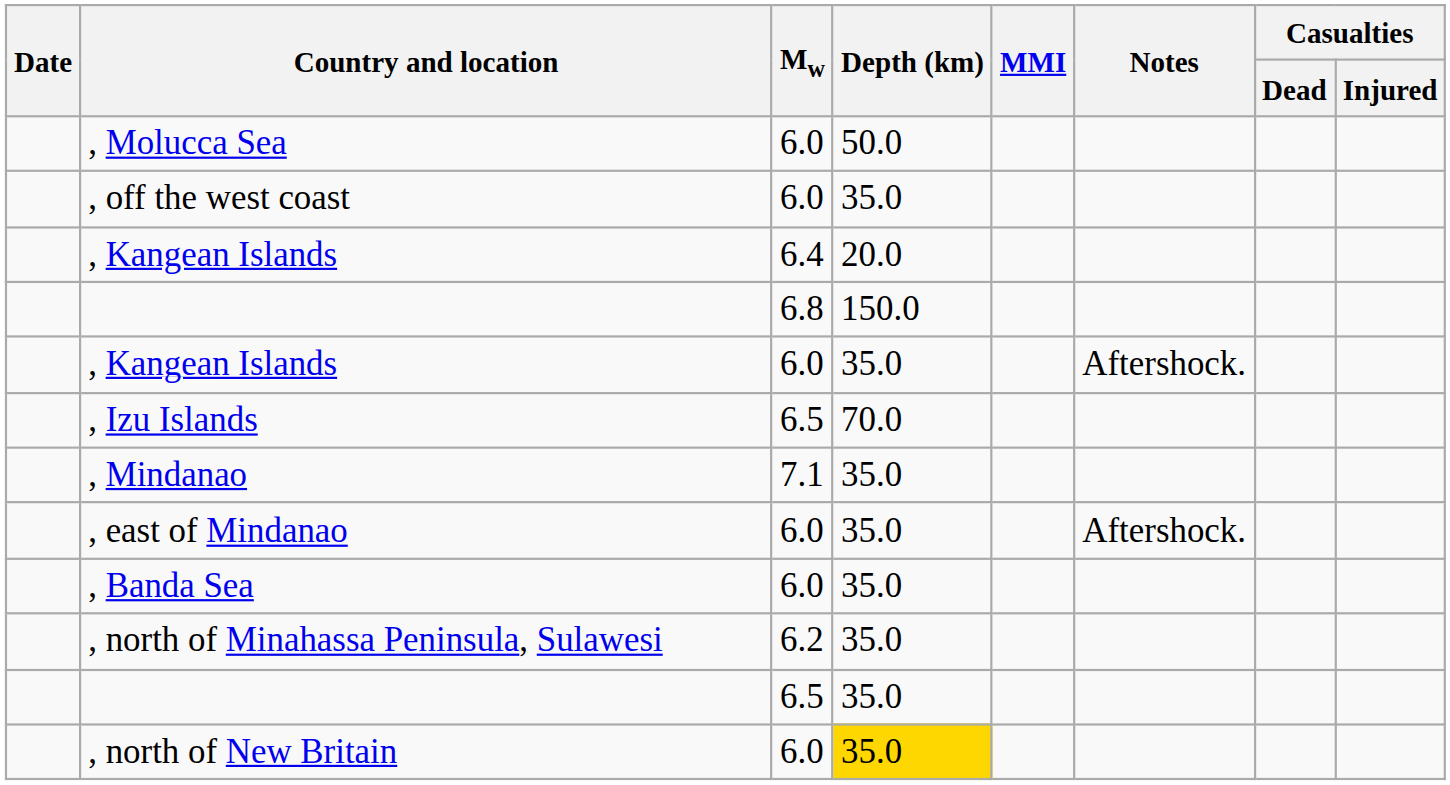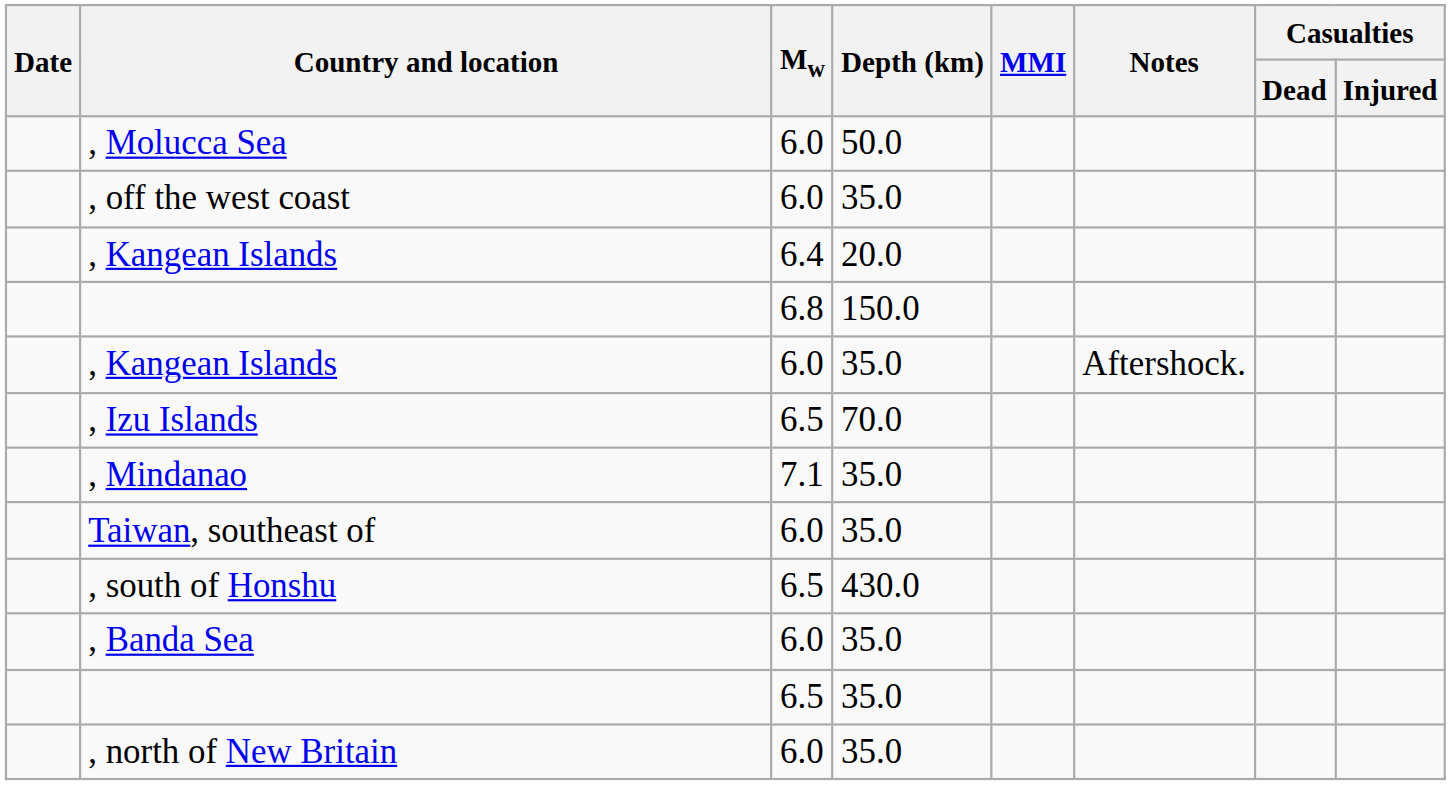- row: (218, 530)
+ row: (232, 530)
+ row: (212, 585)
- row: (375, 640)
(872, 751) gold background -> (872, 751) no background
